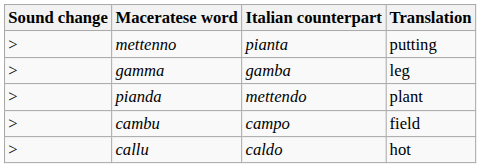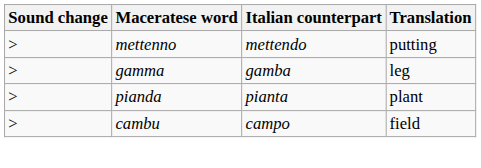(267, 44) pianta -> (276, 44) mettendo
(276, 96) mettendo -> (267, 96) pianta
- row: (132, 149)
